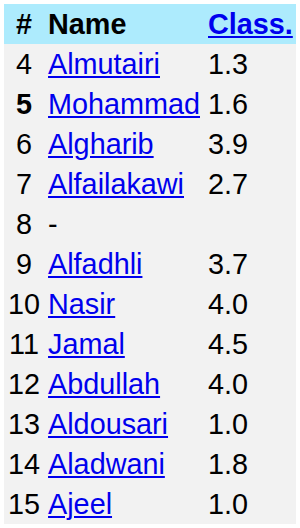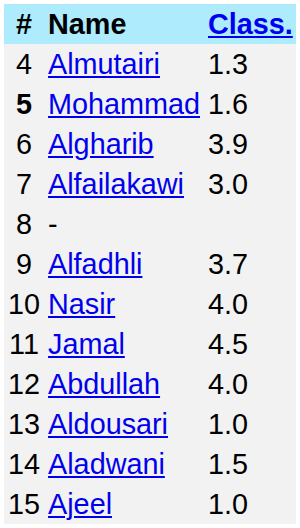(228, 184) 2.7 -> (228, 184) 3.0
(228, 464) 1.8 -> (228, 464) 1.5
